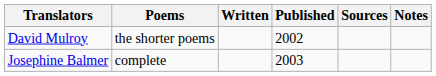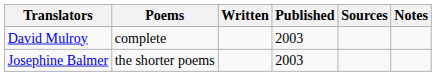(165, 37) the shorter poems -> (140, 37) complete
(289, 37) 2002 -> (289, 37) 2003
(140, 60) complete -> (165, 60) the shorter poems
